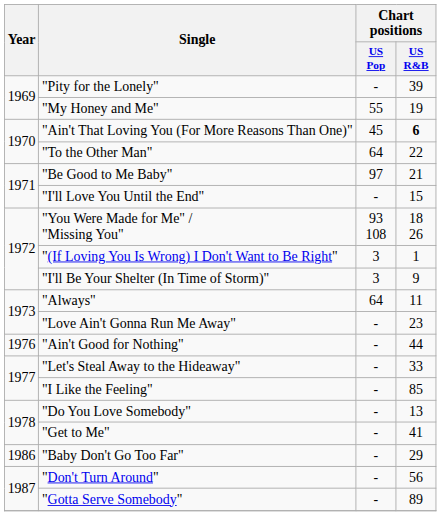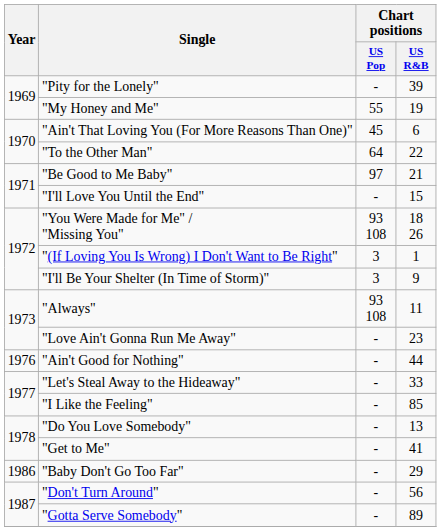(416, 130) bold -> (416, 130) normal
(376, 300) 64 -> (376, 308) 93 108
